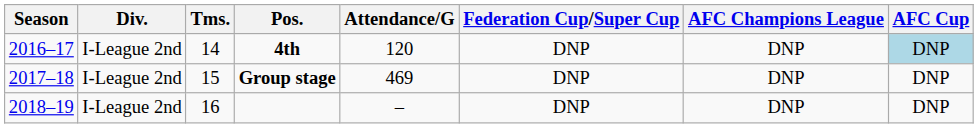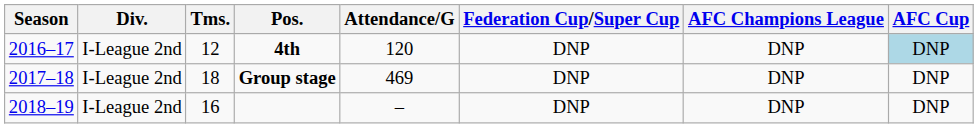(210, 48) 14 -> (210, 48) 12
(210, 78) 15 -> (210, 78) 18
